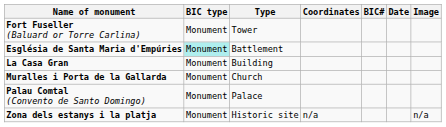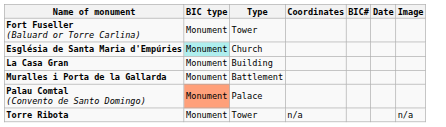(257, 49) Battlement -> (247, 49) Church
(247, 77) Church -> (257, 77) Battlement
(207, 96) no background -> (207, 96) lightsalmon background
+ row: (37, 115)
- row: (81, 115)
